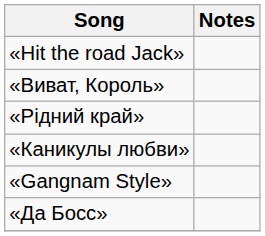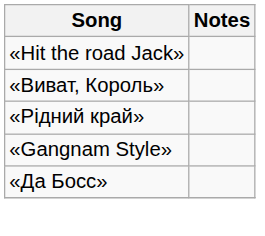- row: (99, 149)
